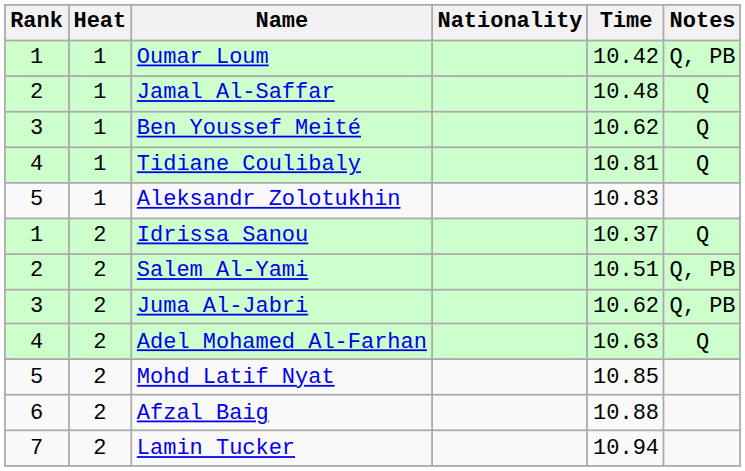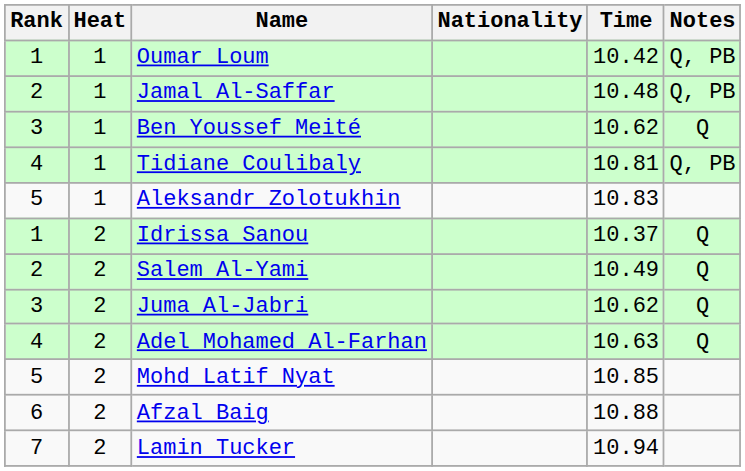(703, 94) Q -> (703, 94) Q, PB
(703, 165) Q -> (703, 165) Q, PB
(626, 271) 10.51 -> (626, 271) 10.49
(703, 271) Q, PB -> (703, 271) Q
(703, 307) Q, PB -> (703, 307) Q
